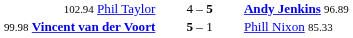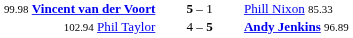rows swapped: (80, 27) <-> (110, 9)
